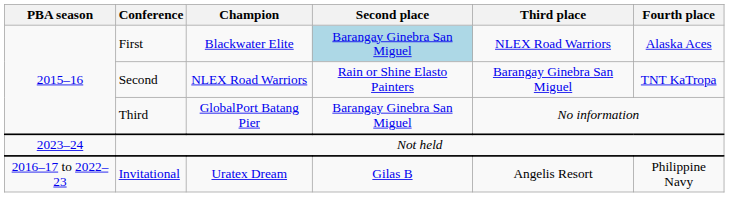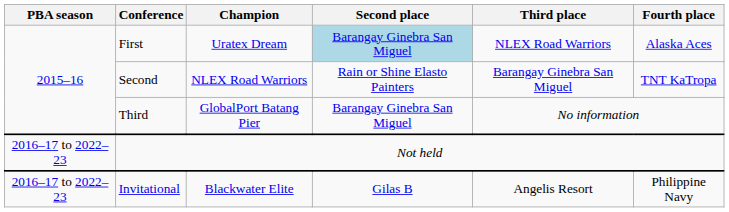(249, 43) Blackwater Elite -> (249, 43) Uratex Dream
(60, 144) 2023–24 -> (60, 152) 2016–17 to 2022–23
(249, 174) Uratex Dream -> (249, 189) Blackwater Elite
